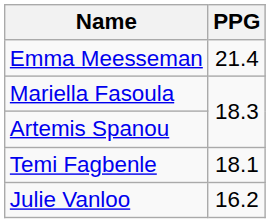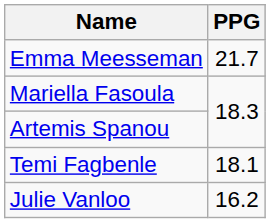(237, 57) 21.4 -> (237, 57) 21.7
